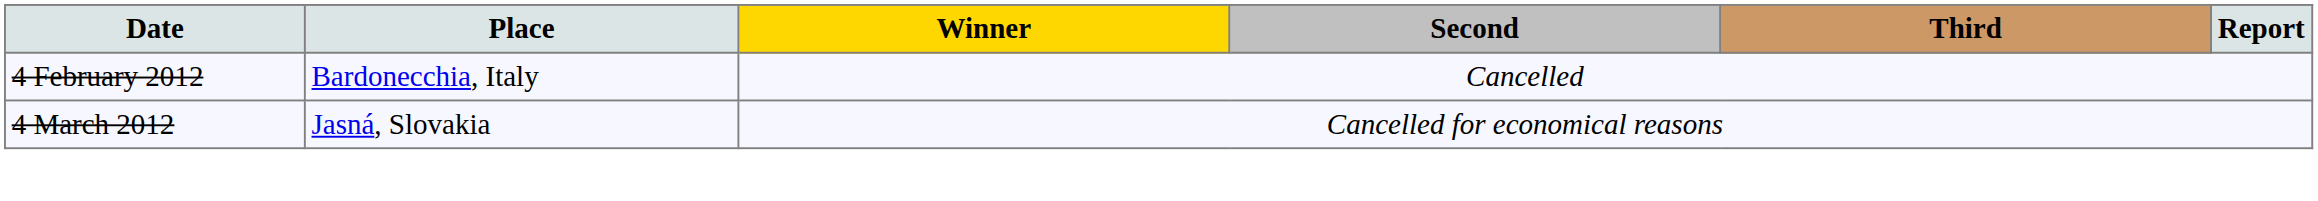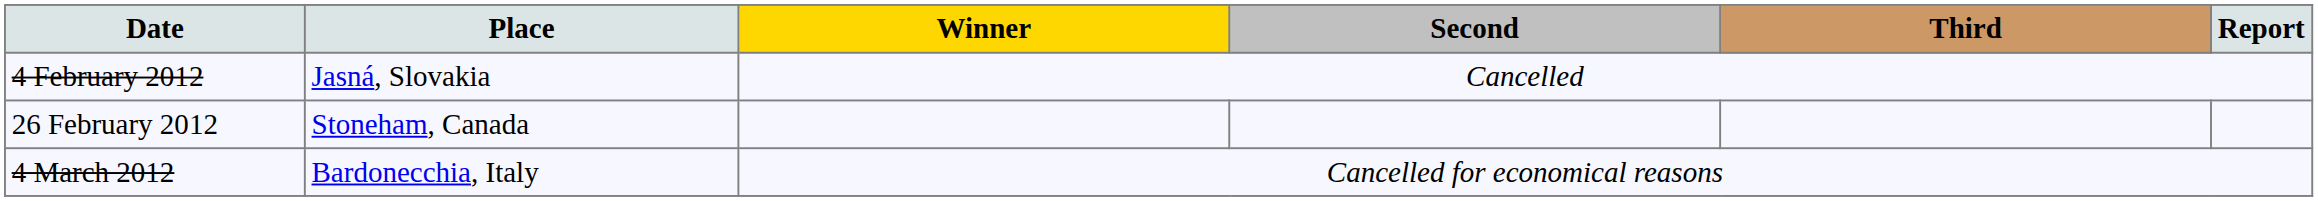(425, 76) Bardonecchia, Italy -> (401, 76) Jasná, Slovakia
+ row: (115, 123)
(401, 123) Jasná, Slovakia -> (425, 171) Bardonecchia, Italy
